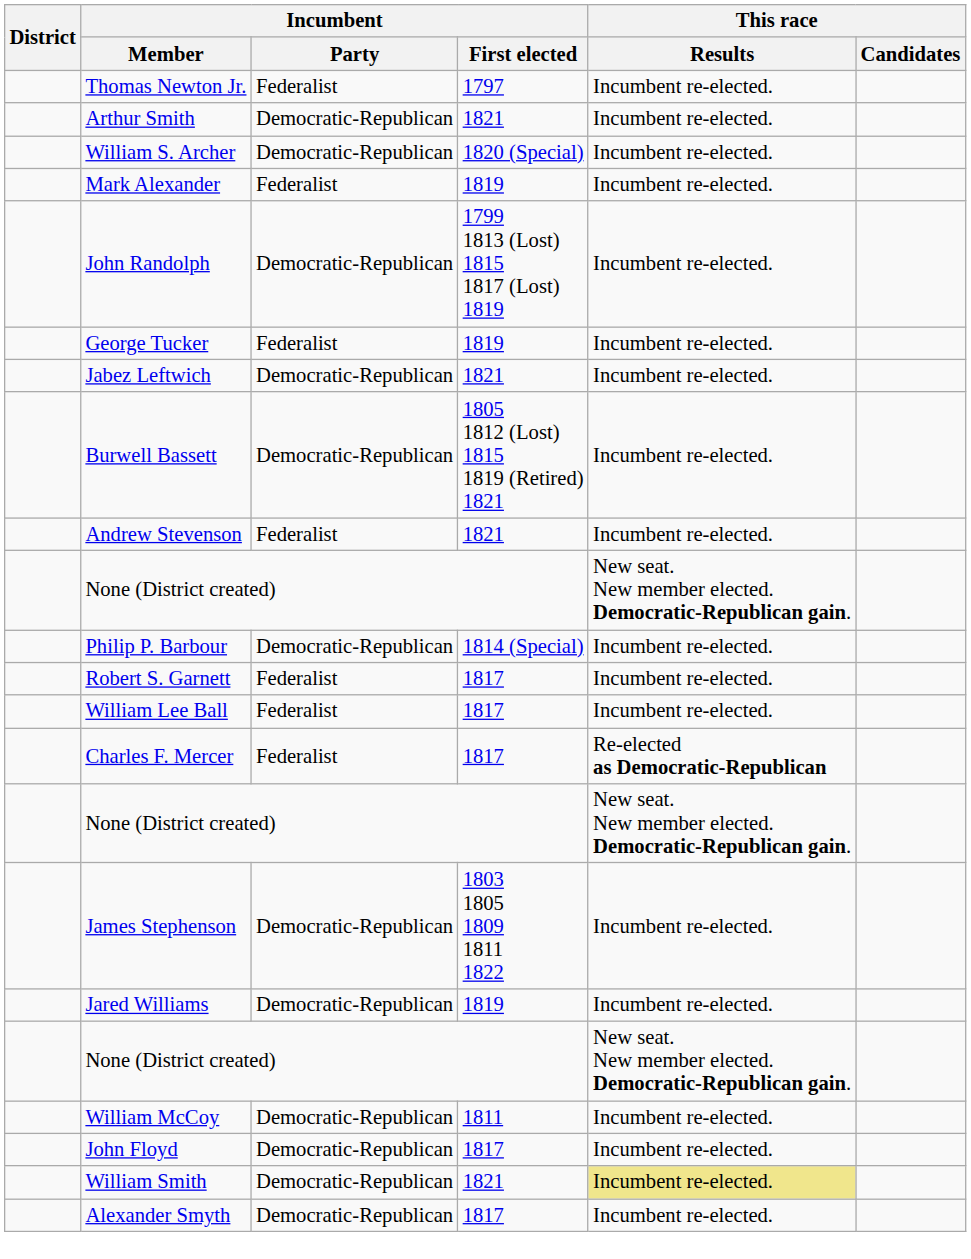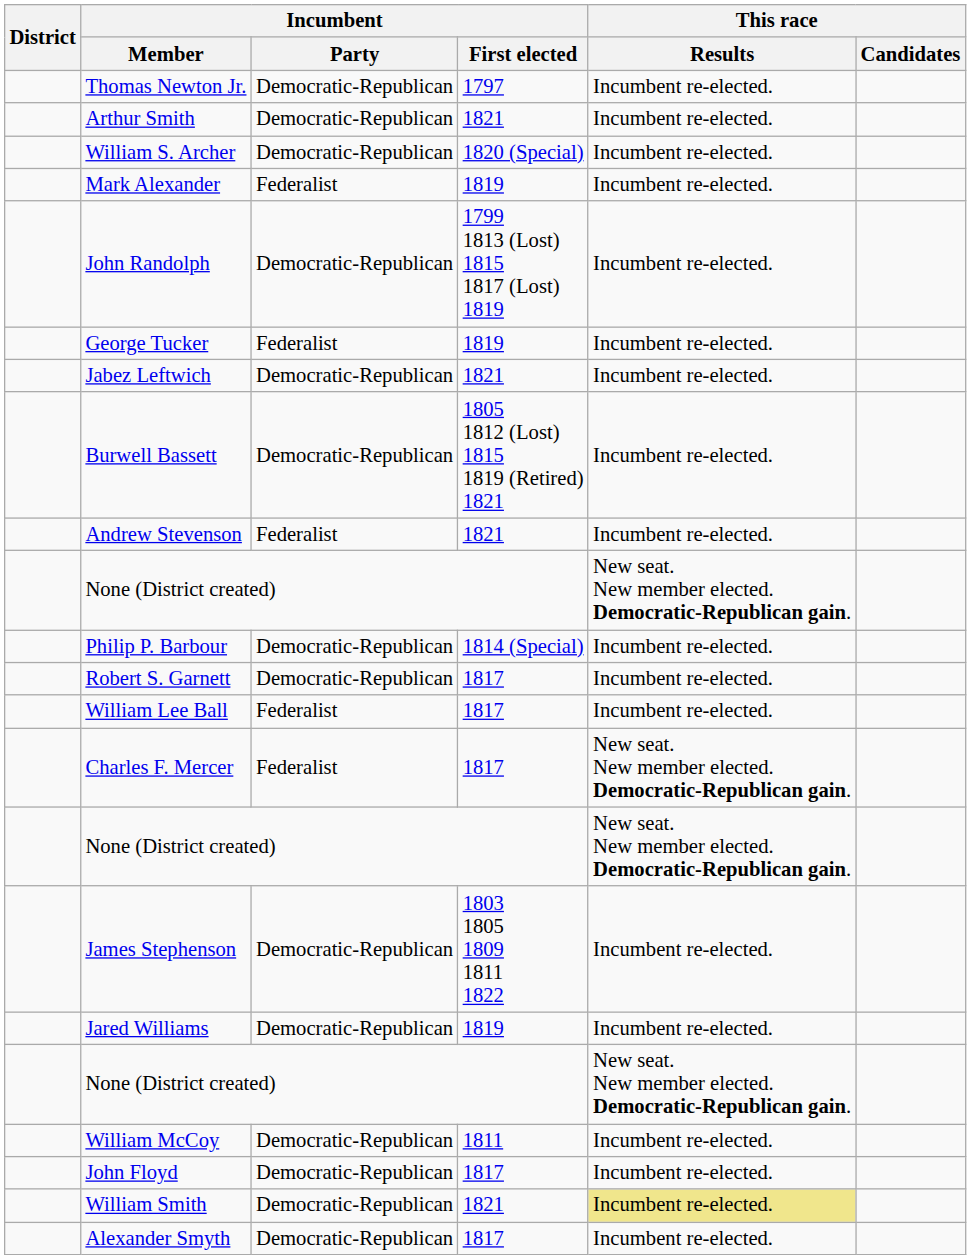(297, 86) Federalist -> (355, 86) Democratic-Republican
(297, 678) Federalist -> (355, 678) Democratic-Republican
(710, 755) Re-elected as Democratic-Republican -> (722, 767) New seat. New member elected. Democratic-Republican gain.
